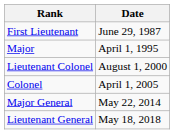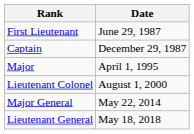+ row: (24, 48)
- row: (25, 84)
